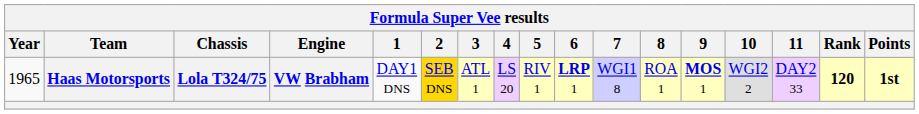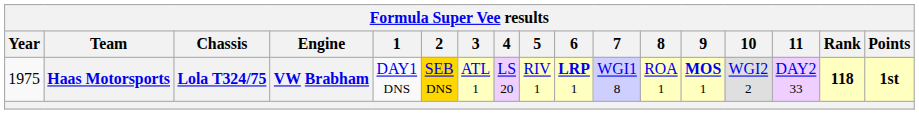(24, 79) 1965 -> (24, 79) 1975
(842, 79) 120 -> (842, 79) 118
